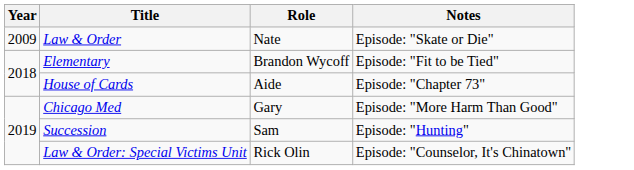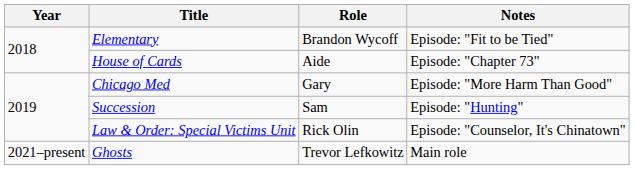- row: (82, 38)
+ row: (112, 152)
